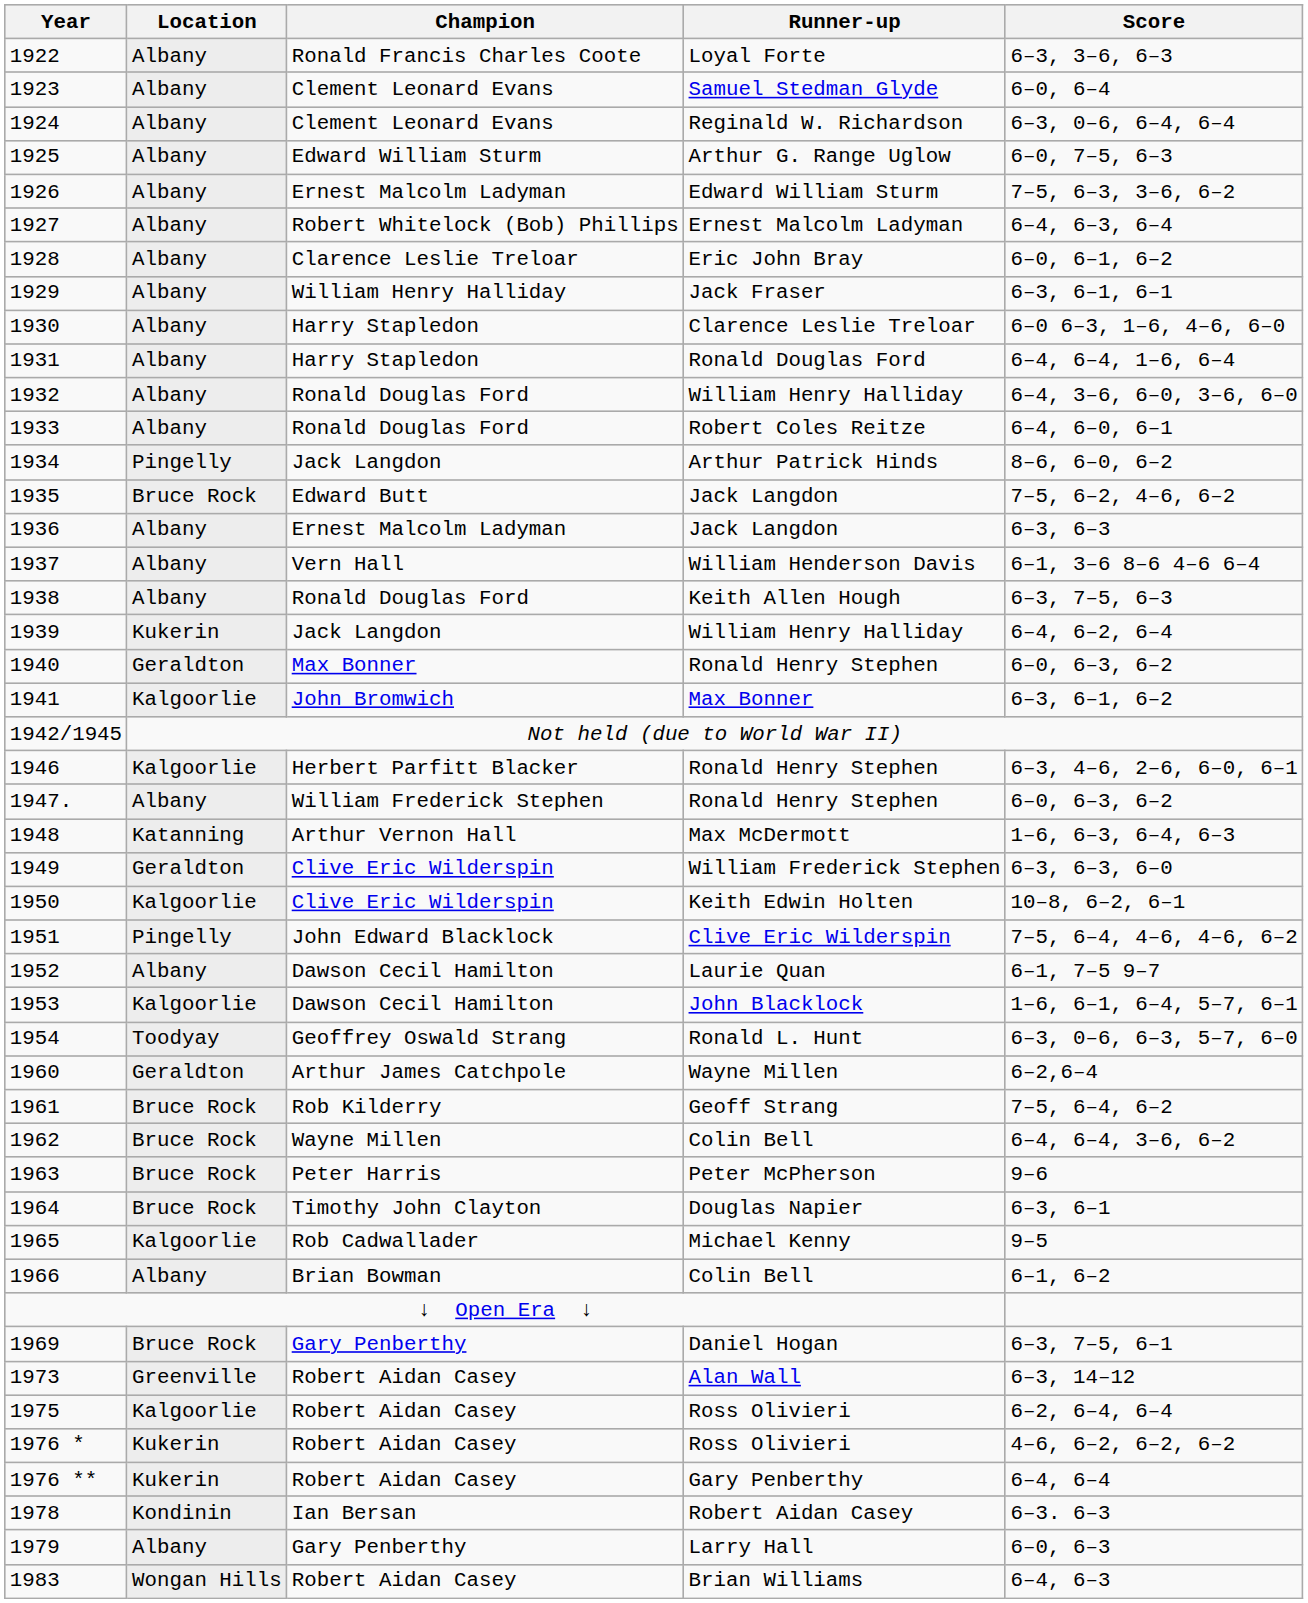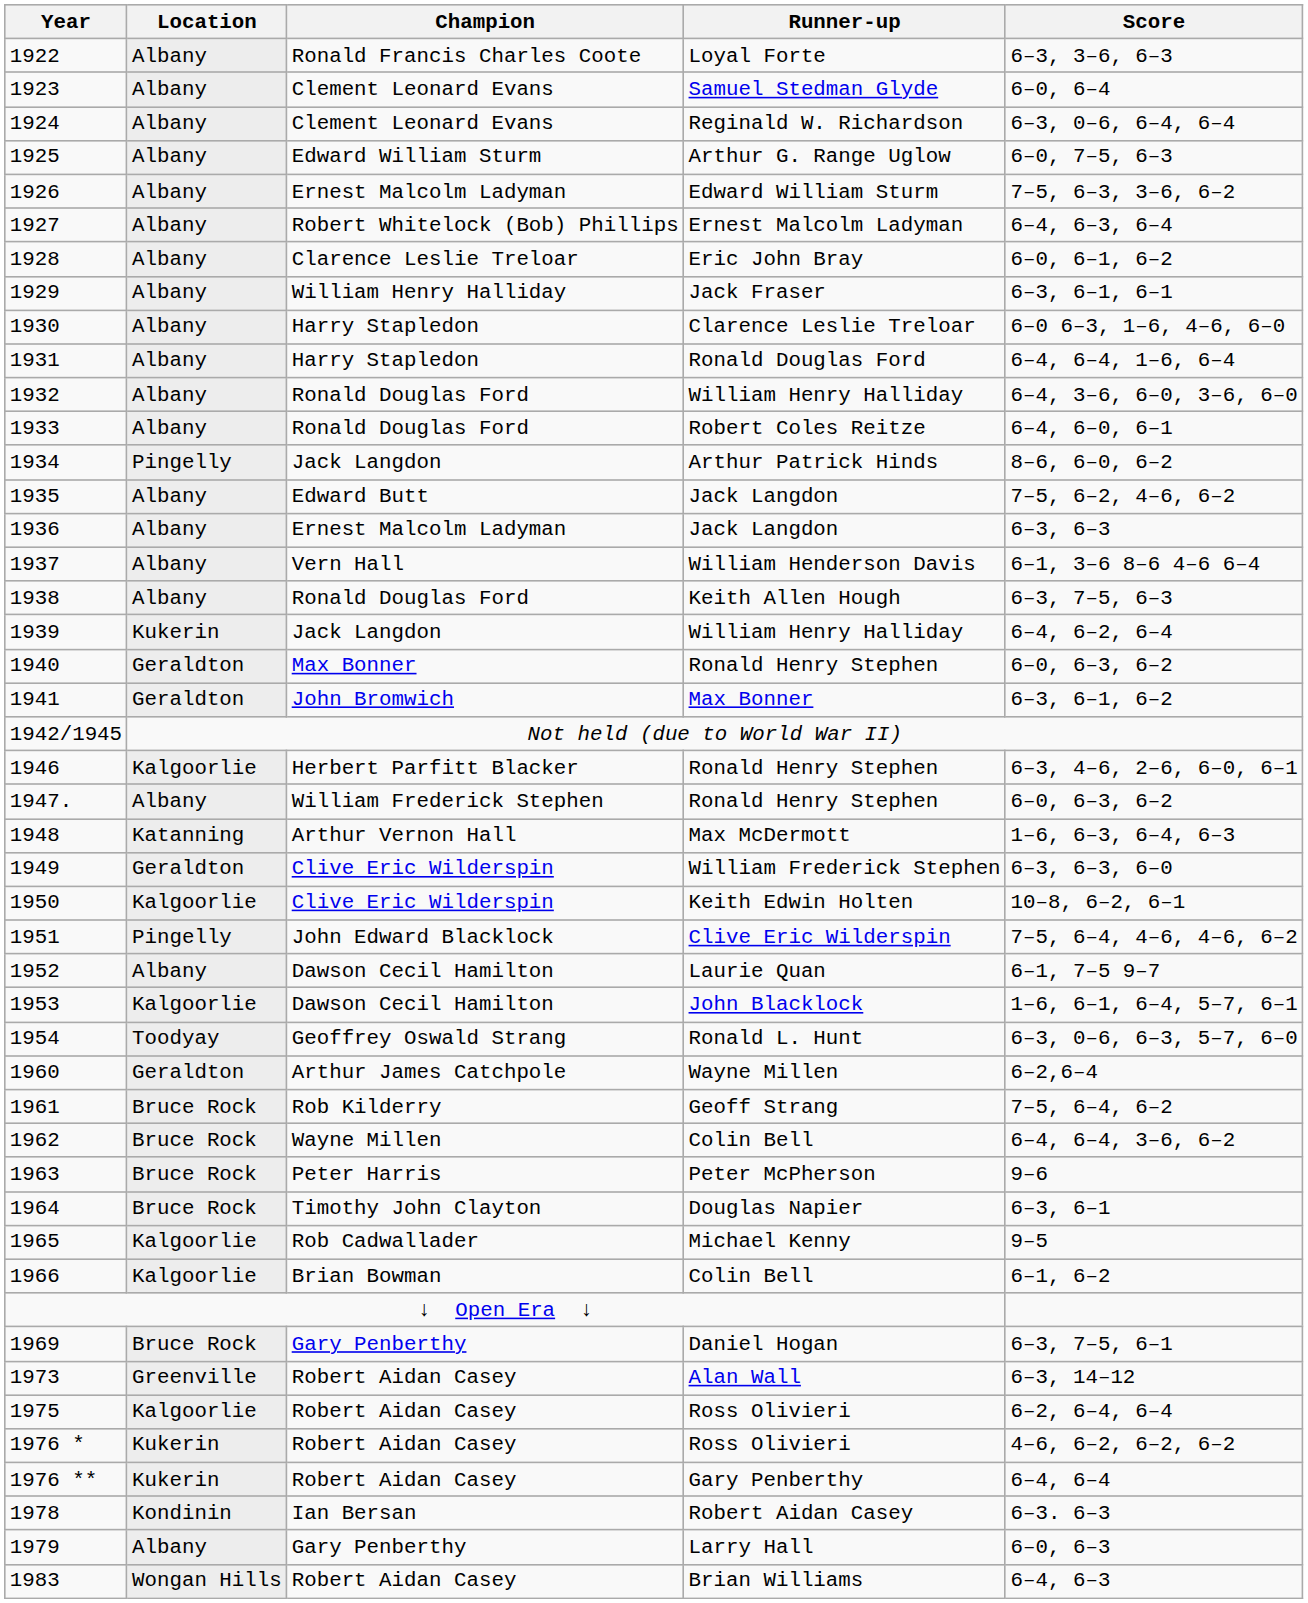(194, 496) Bruce Rock -> (169, 496) Albany
(194, 700) Kalgoorlie -> (188, 700) Geraldton
(169, 1276) Albany -> (194, 1276) Kalgoorlie
